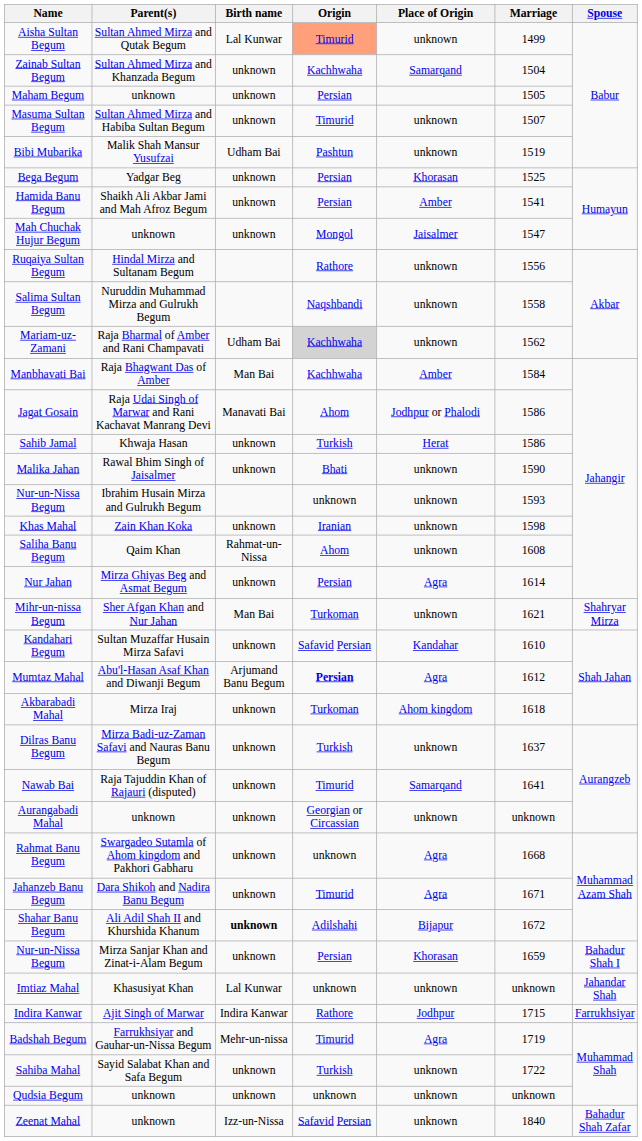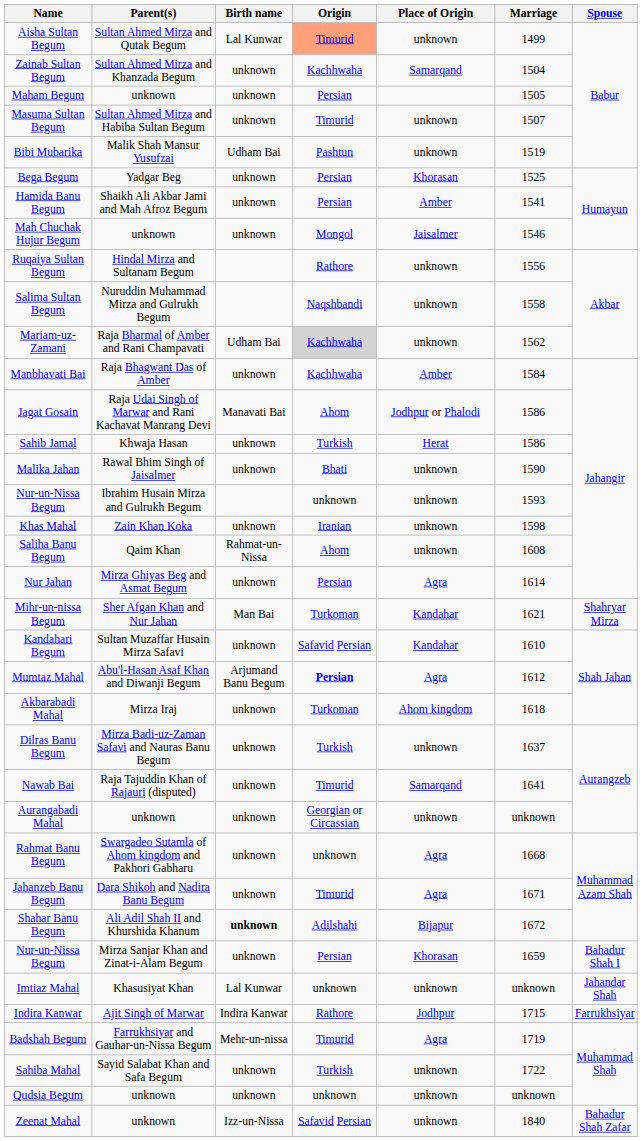(533, 234) 1547 -> (533, 234) 1546
(254, 374) Man Bai -> (254, 374) unknown
(436, 614) unknown -> (436, 614) Kandahar
